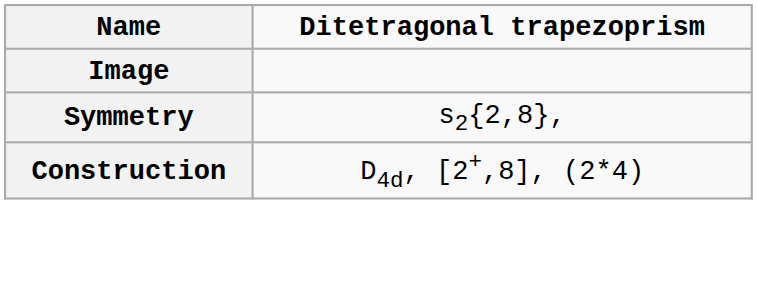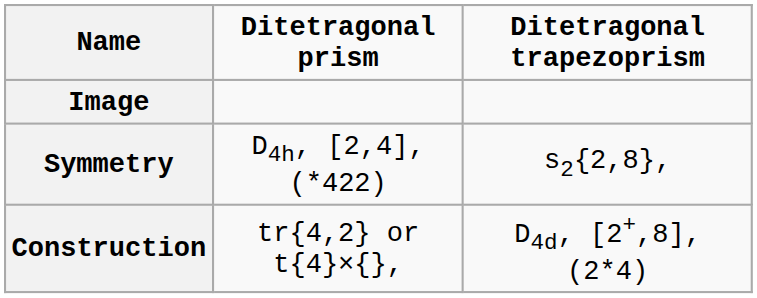+ column: (338, 43)
